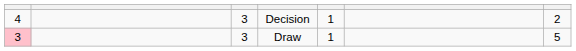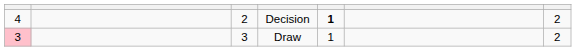(244, 18) 3 -> (244, 18) 2
(331, 18) normal -> (331, 18) bold
(557, 37) 5 -> (557, 37) 2
